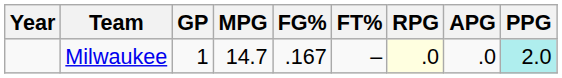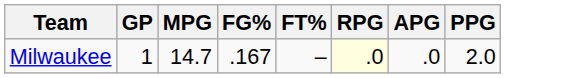- column: (33, 22)
(536, 56) paleturquoise background -> (481, 56) no background
